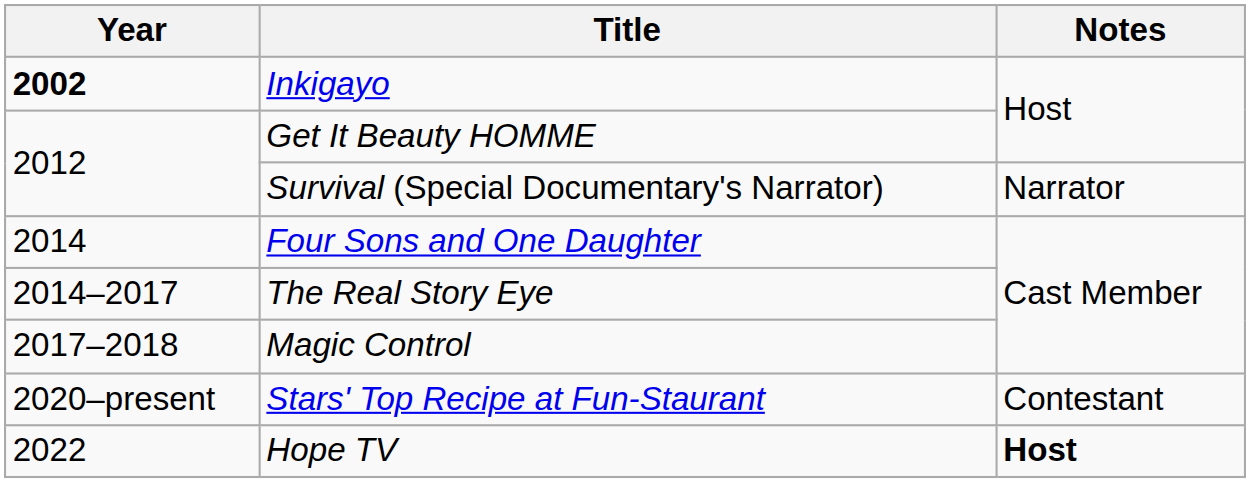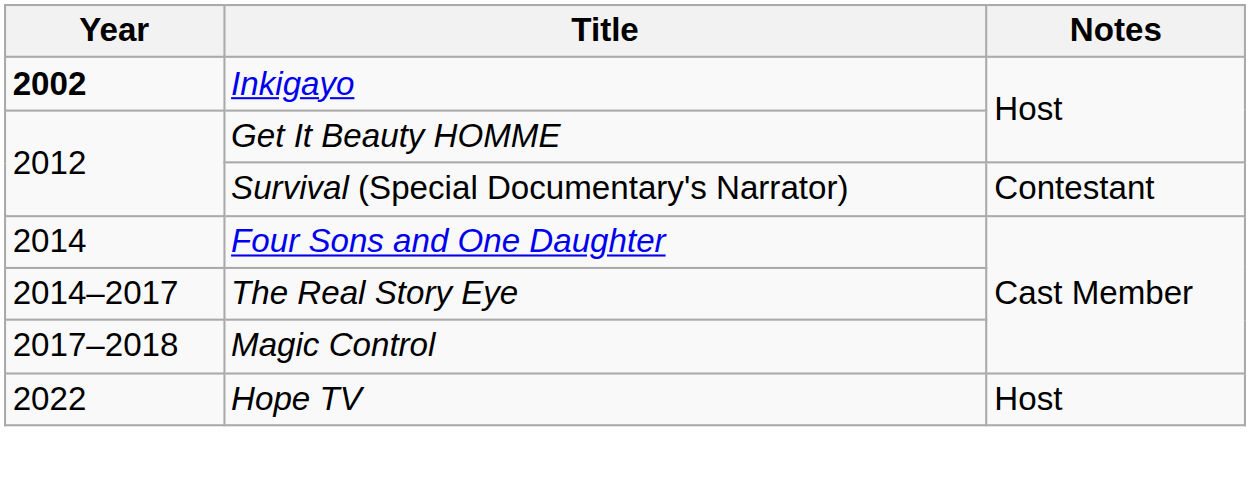(1064, 188) Narrator -> (1074, 188) Contestant
- row: (516, 398)
(1040, 450) bold -> (1028, 398) normal
